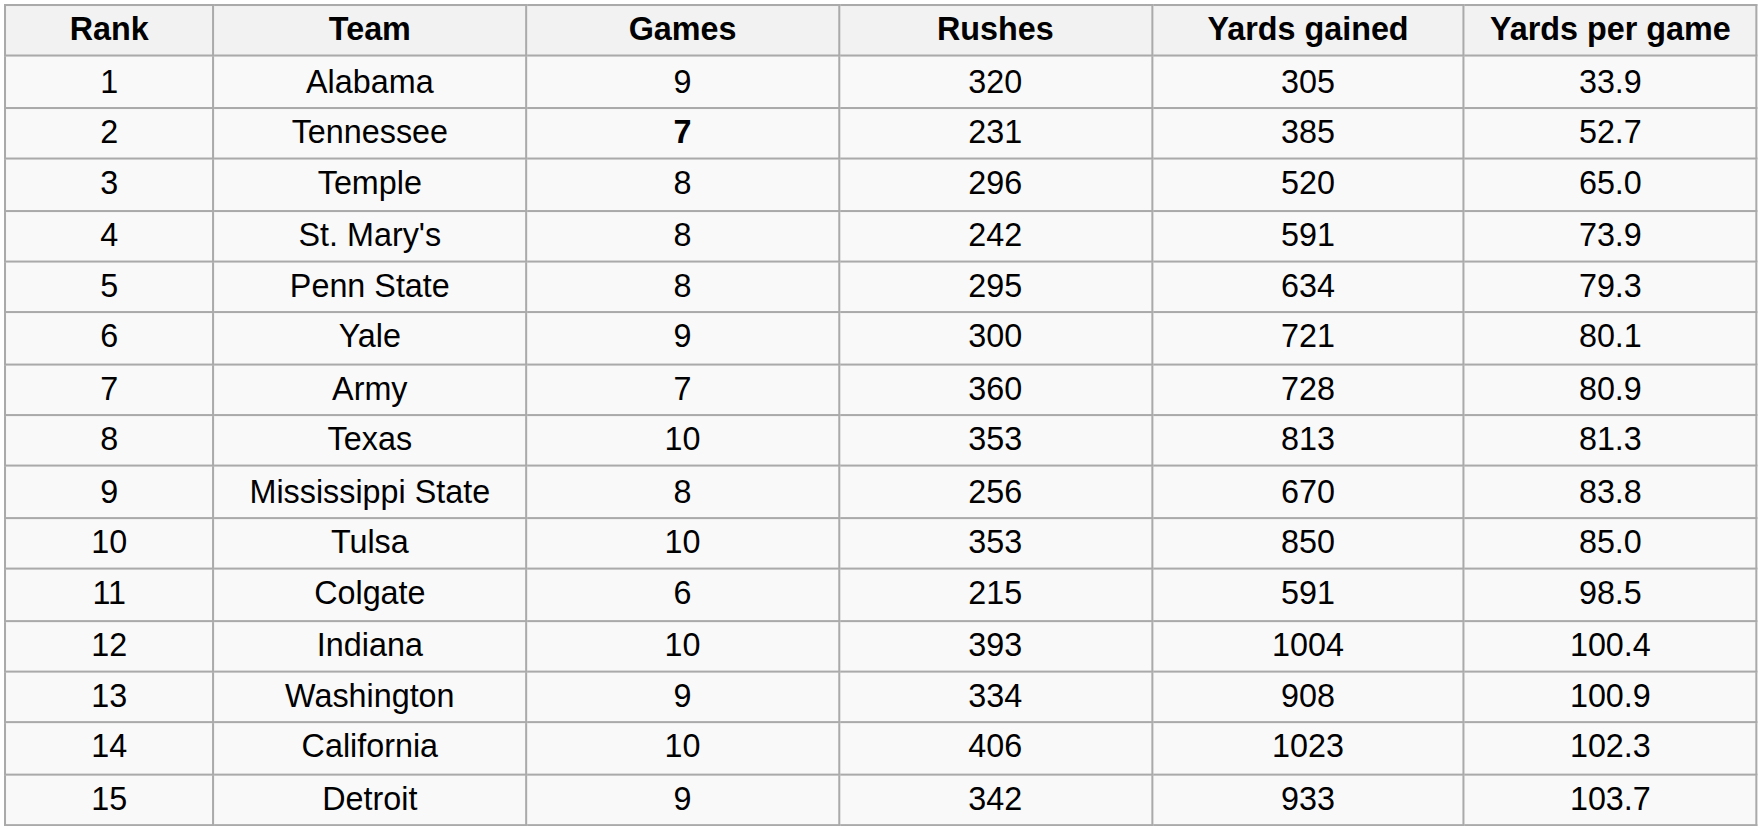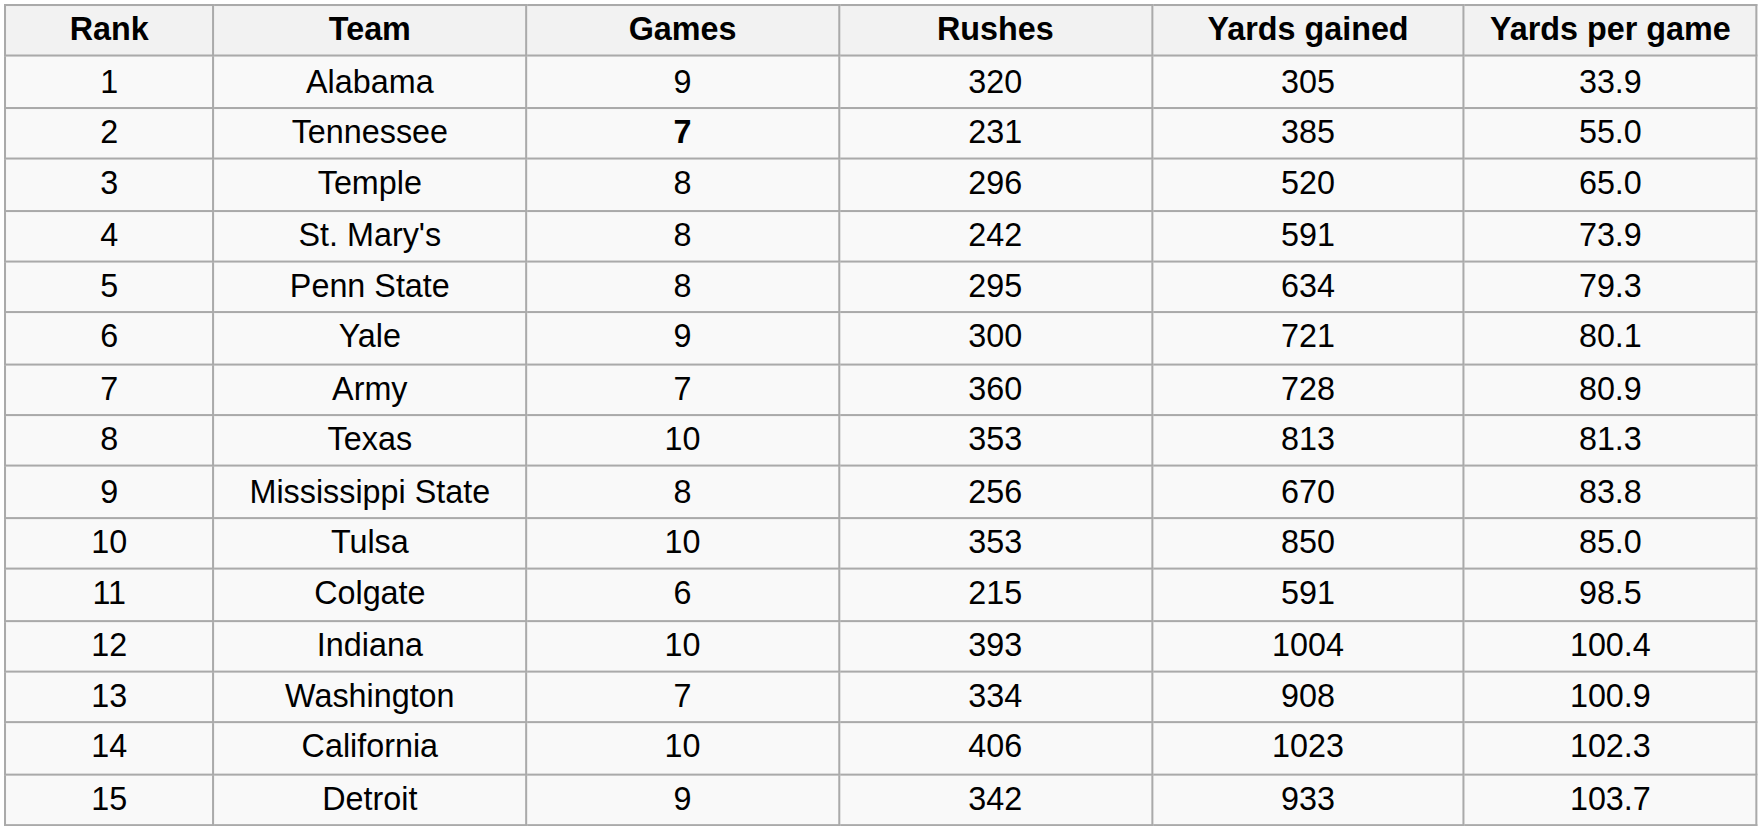(1610, 132) 52.7 -> (1610, 132) 55.0
(683, 696) 9 -> (683, 696) 7
